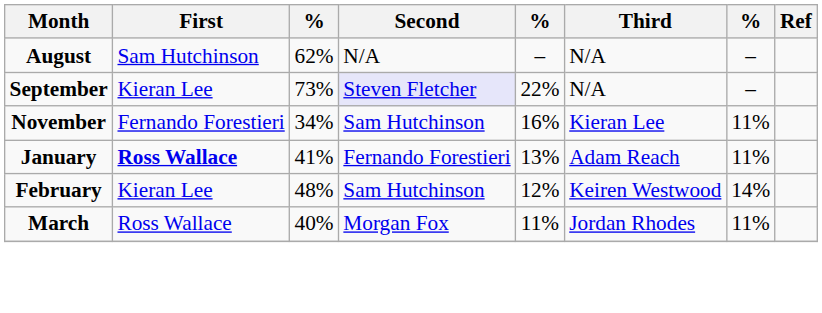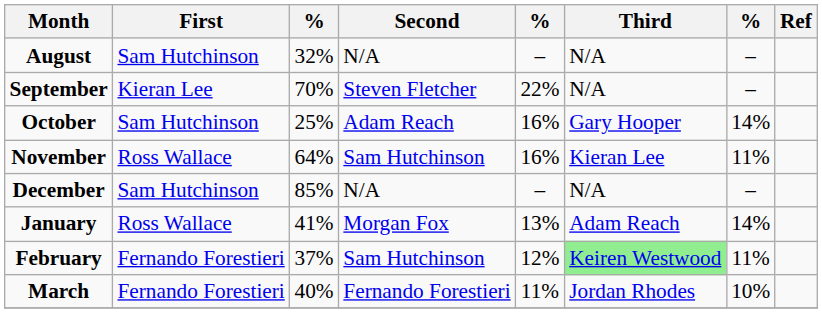(314, 55) 62% -> (314, 55) 32%
(314, 88) 73% -> (314, 88) 70%
(410, 88) lavender background -> (410, 88) no background
+ row: (59, 122)
(201, 122) Fernando Forestieri -> (175, 156) Ross Wallace
(314, 122) 34% -> (314, 156) 64%
+ row: (59, 190)
(177, 156) bold -> (175, 223) normal
(427, 156) Fernando Forestieri -> (396, 223) Morgan Fox
(751, 156) 11% -> (751, 223) 14%
(165, 190) Kieran Lee -> (201, 257) Fernando Forestieri
(314, 190) 48% -> (314, 257) 37%
(645, 190) no background -> (645, 257) lightgreen background
(751, 190) 14% -> (751, 257) 11%
(175, 223) Ross Wallace -> (201, 291) Fernando Forestieri
(396, 223) Morgan Fox -> (427, 291) Fernando Forestieri
(751, 223) 11% -> (751, 291) 10%
